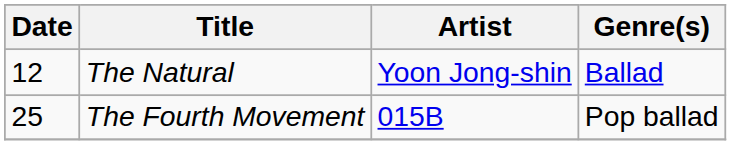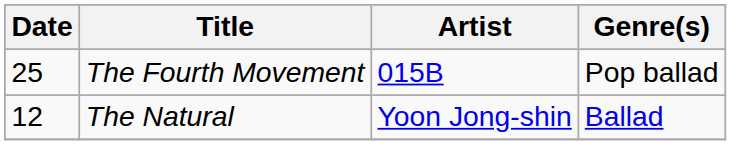rows swapped: (160, 71) <-> (225, 116)
